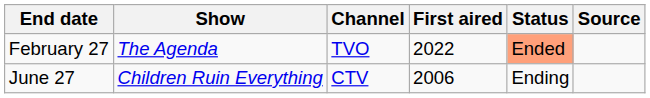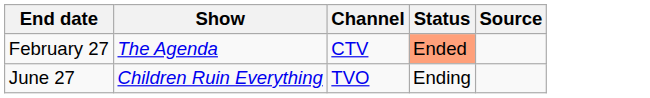- column: (458, 19)
(350, 48) TVO -> (350, 48) CTV
(350, 78) CTV -> (350, 78) TVO
